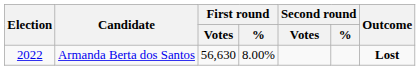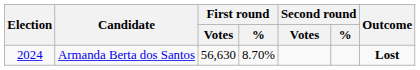(30, 55) 2022 -> (30, 55) 2024
(258, 55) 8.00% -> (258, 55) 8.70%
